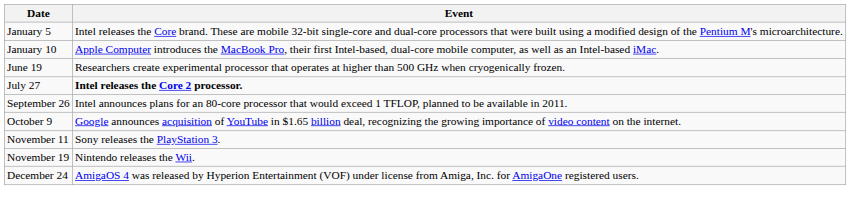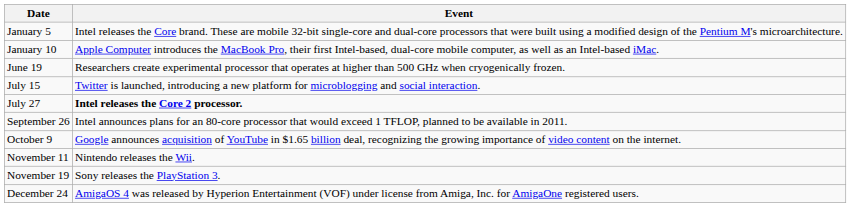+ row: (24, 85)
(148, 139) Sony releases the PlayStation 3. -> (135, 157) Nintendo releases the Wii.
(135, 157) Nintendo releases the Wii. -> (148, 175) Sony releases the PlayStation 3.
